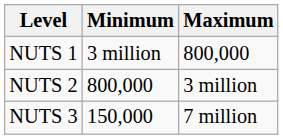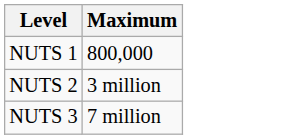- column: (130, 20)
